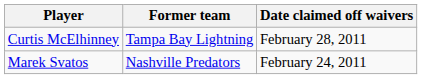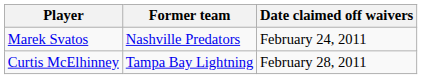rows swapped: (48, 62) <-> (63, 39)
